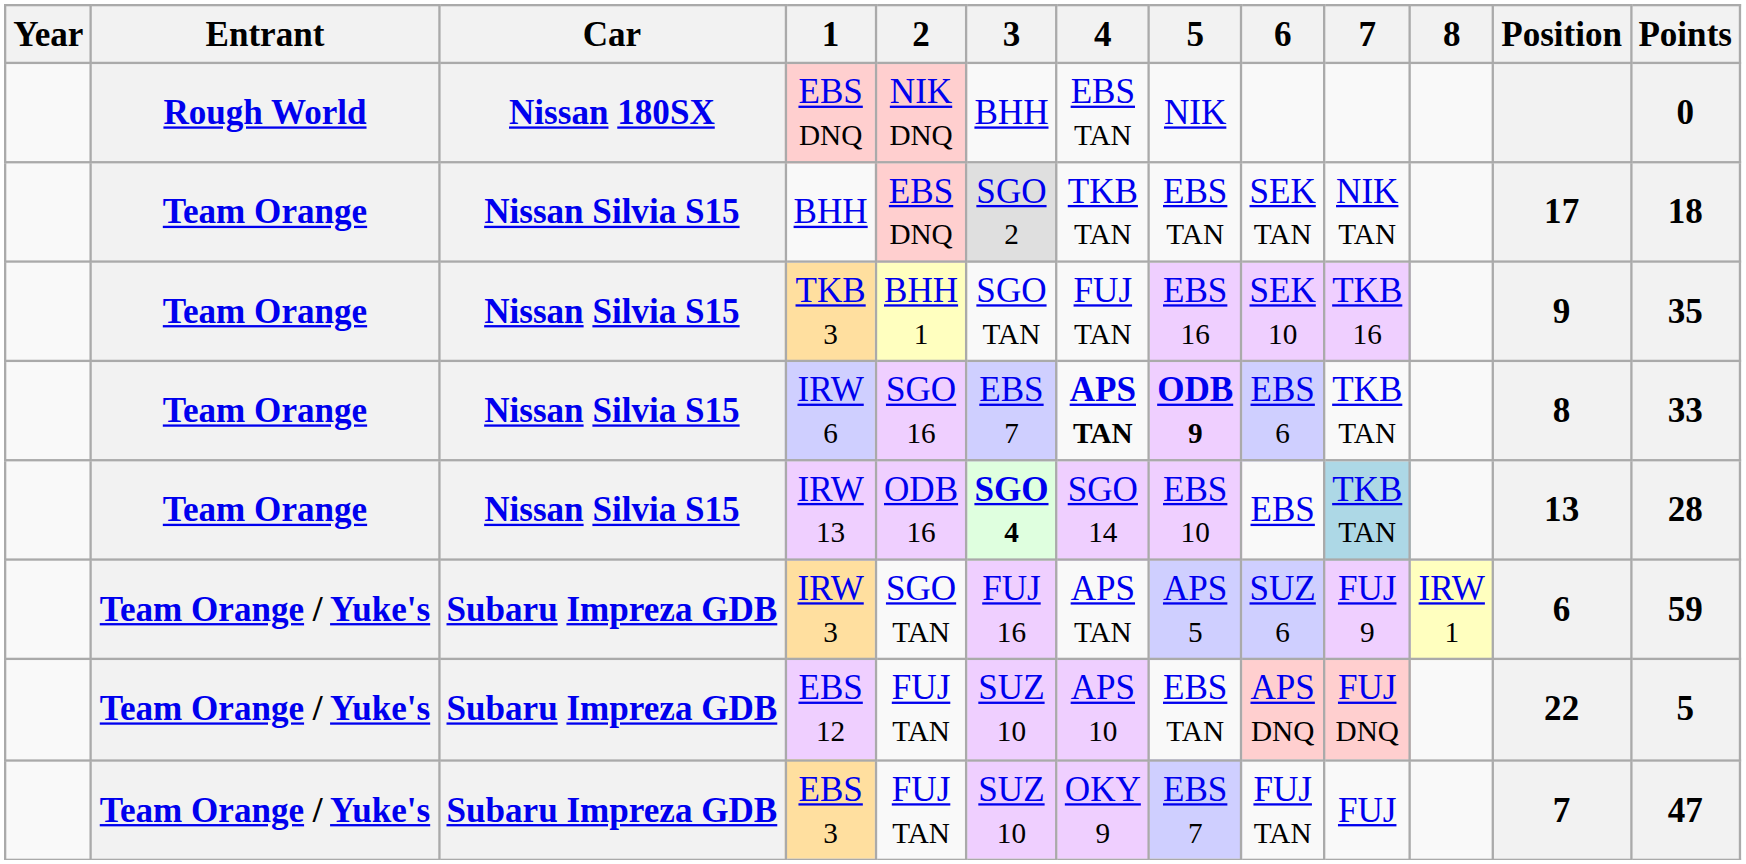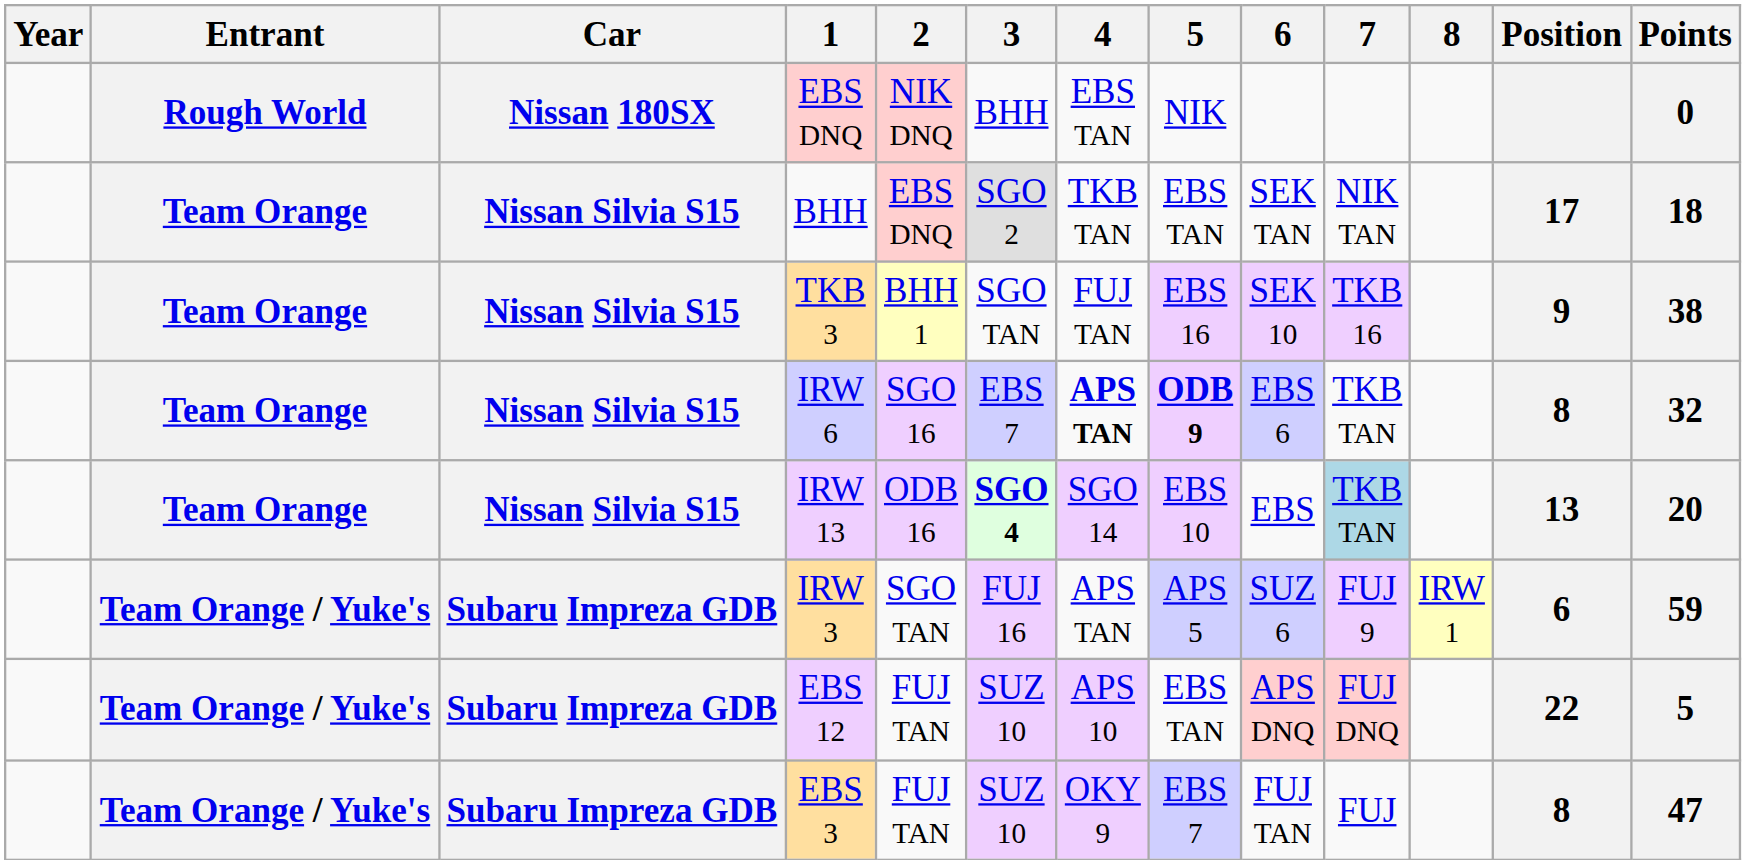(1685, 311) 35 -> (1685, 311) 38
(1685, 410) 33 -> (1685, 410) 32
(1685, 510) 28 -> (1685, 510) 20
(1562, 808) 7 -> (1562, 808) 8
